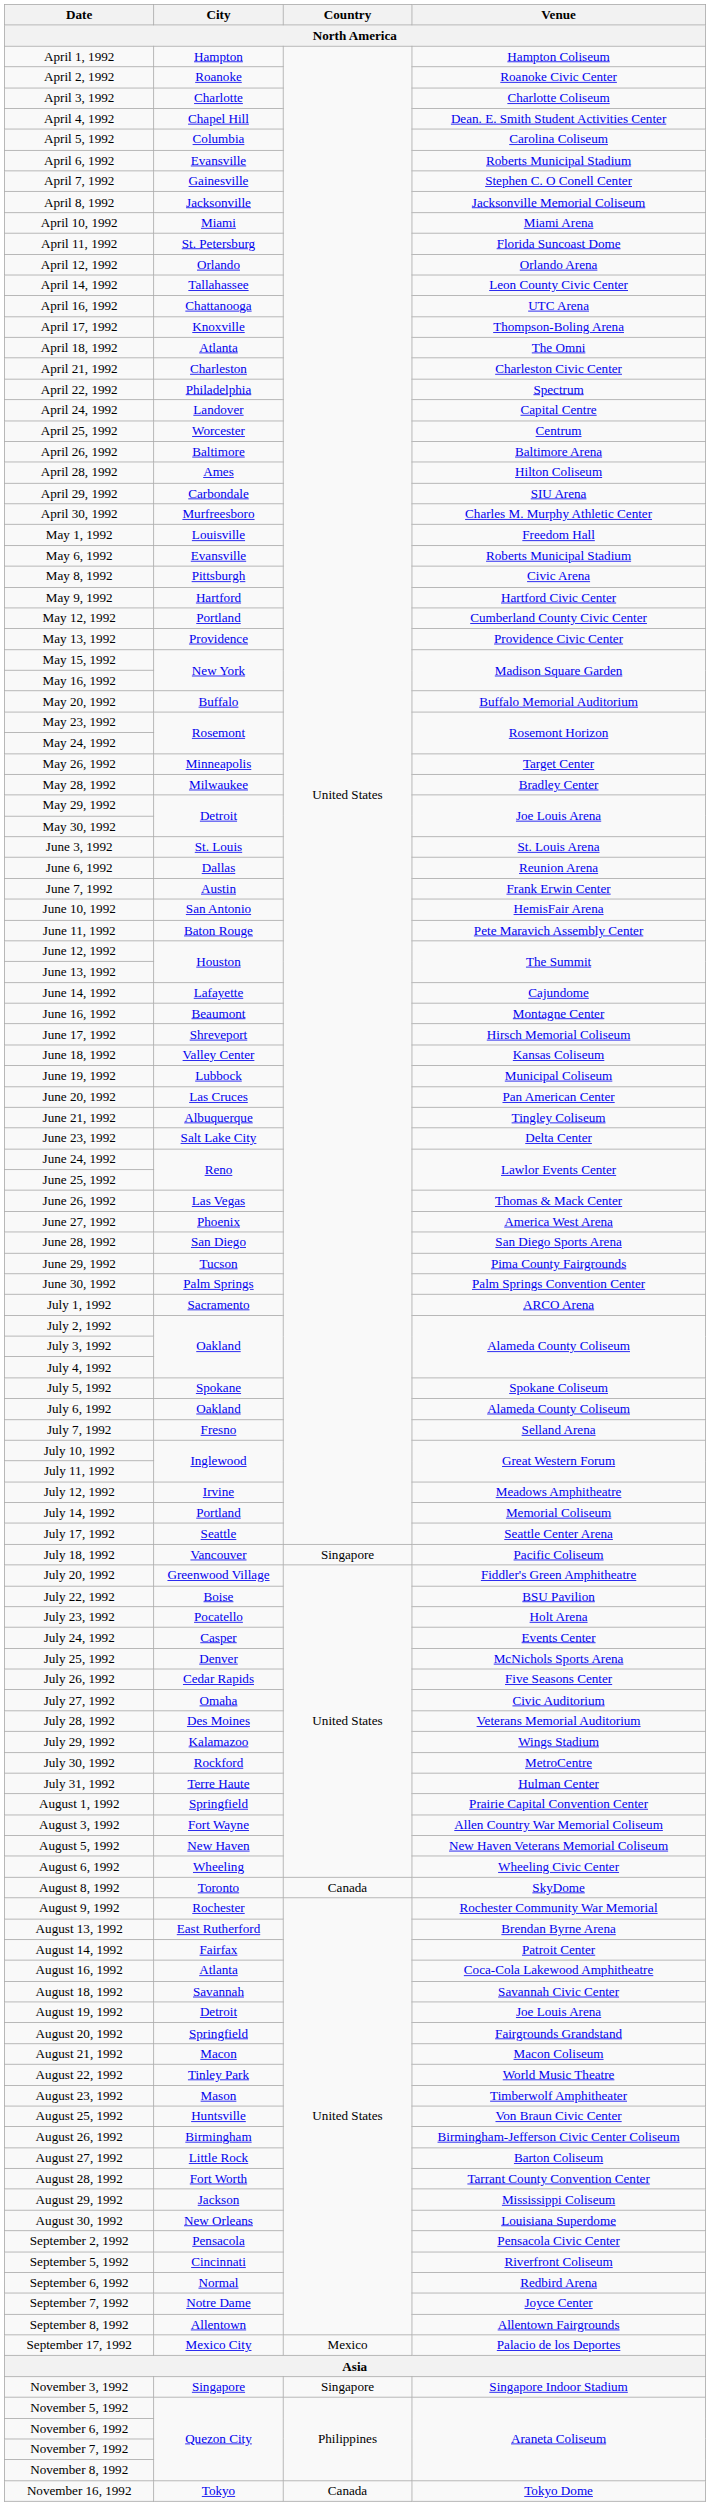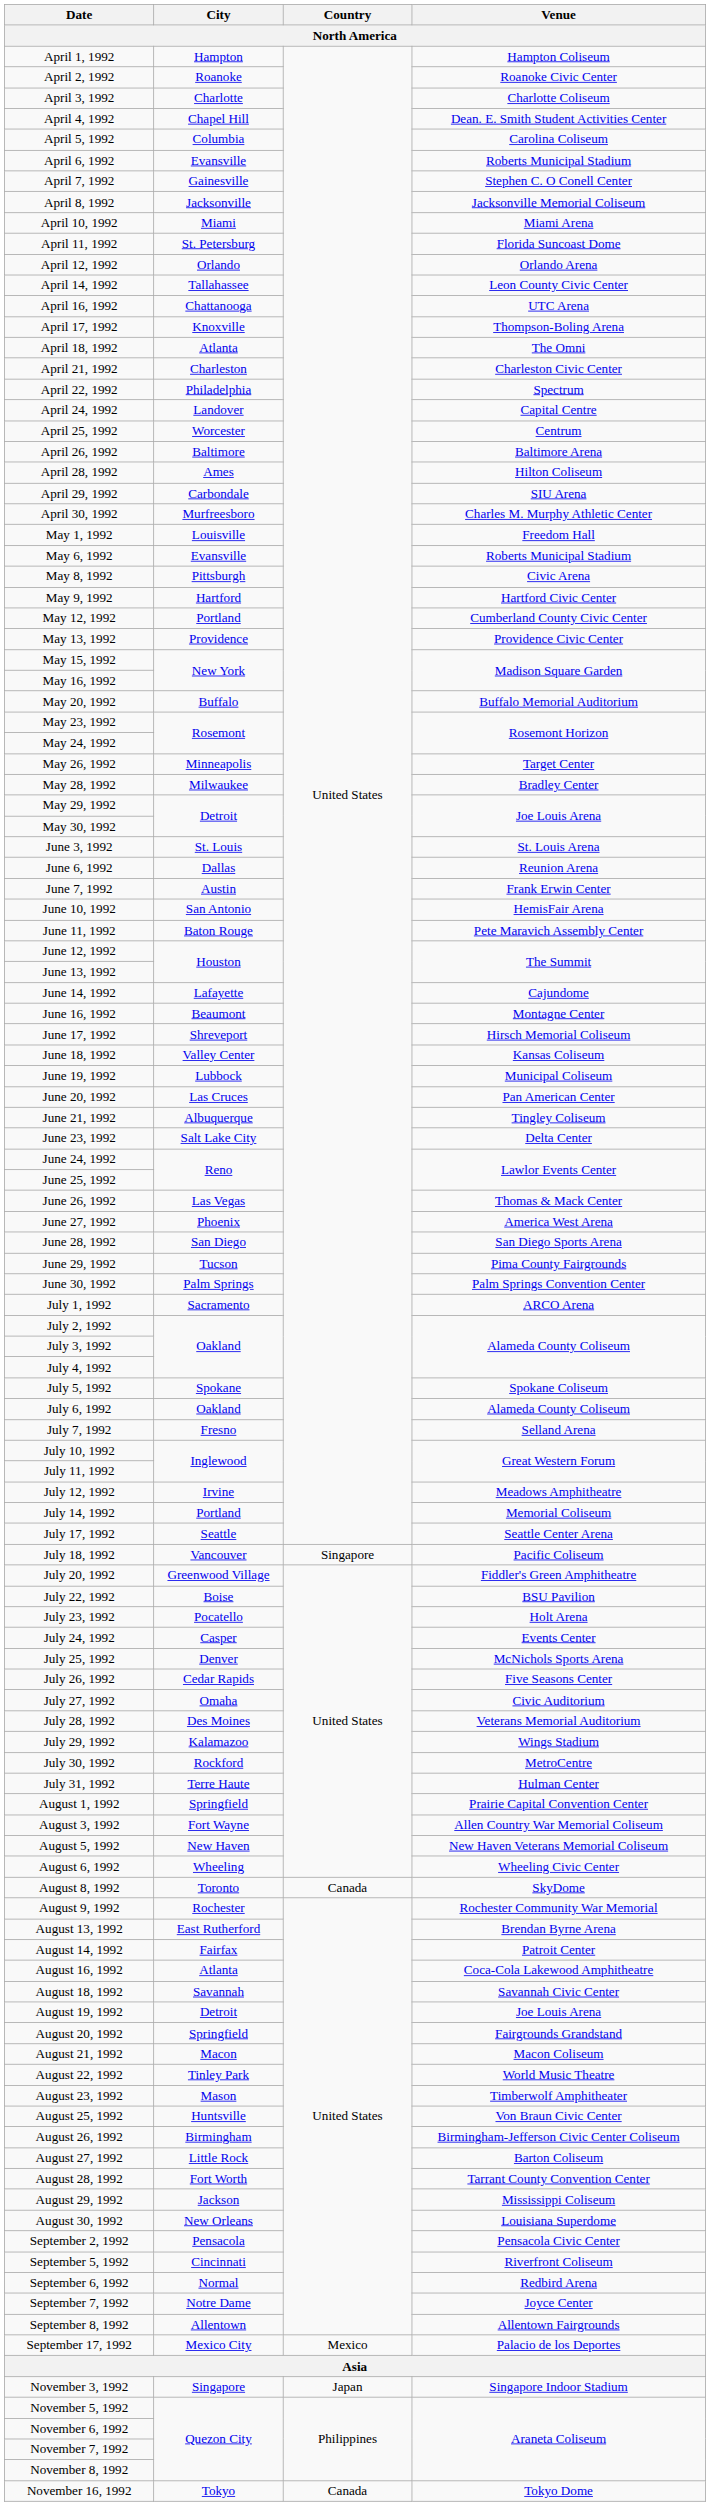(348, 2386) Singapore -> (348, 2386) Japan
